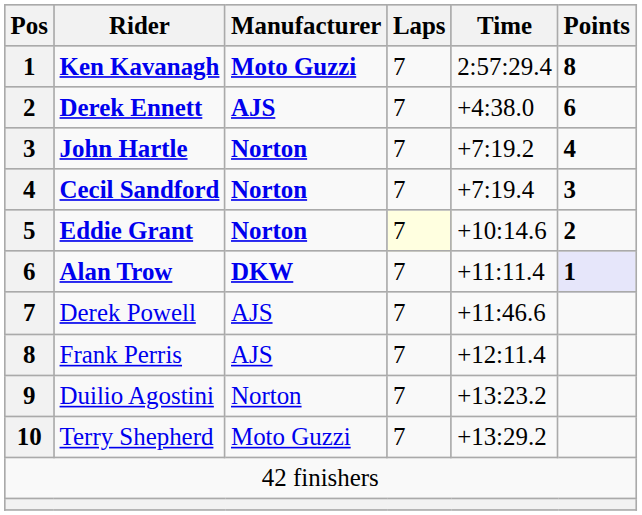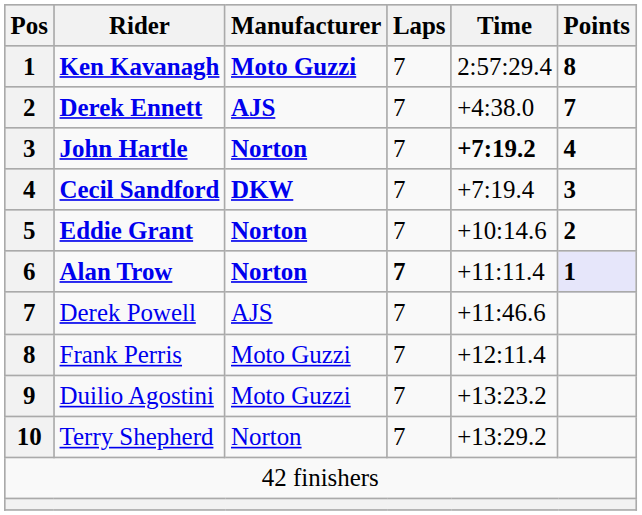(570, 107) 6 -> (570, 107) 7
(496, 148) normal -> (496, 148) bold
(269, 189) Norton -> (262, 189) DKW
(399, 230) lightyellow background -> (399, 230) no background
(262, 271) DKW -> (269, 271) Norton
(399, 271) normal -> (399, 271) bold
(252, 354) AJS -> (291, 354) Moto Guzzi
(266, 395) Norton -> (291, 395) Moto Guzzi
(291, 436) Moto Guzzi -> (266, 436) Norton
